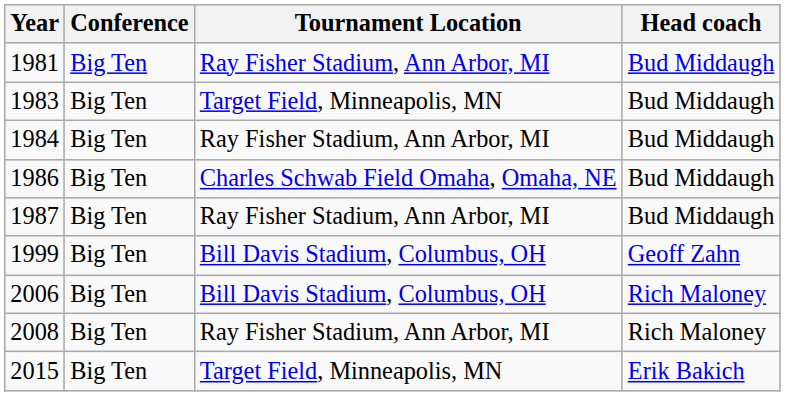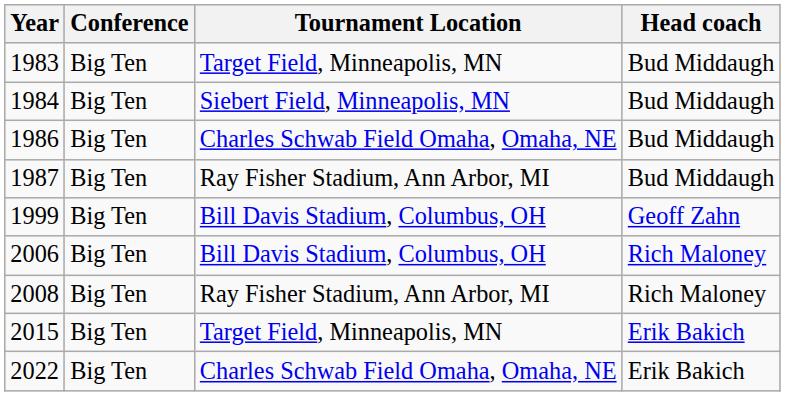- row: (35, 62)
(375, 139) Ray Fisher Stadium, Ann Arbor, MI -> (355, 100) Siebert Field, Minneapolis, MN
+ row: (35, 370)
